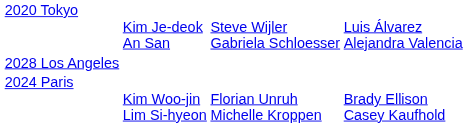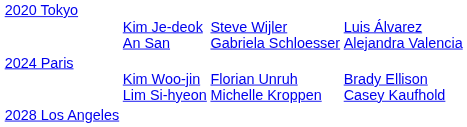rows swapped: (39, 82) <-> (62, 63)
